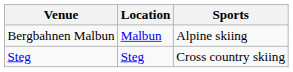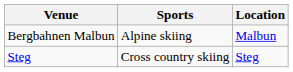columns swapped: (146, 14) <-> (231, 14)
